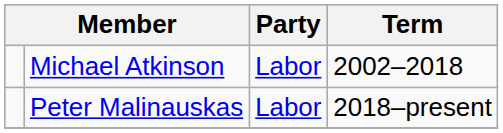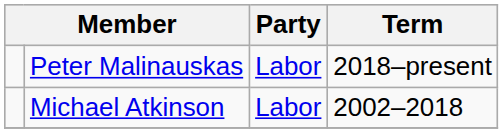rows swapped: (127, 66) <-> (137, 107)
